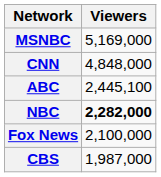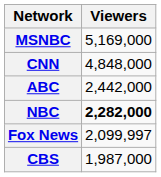(119, 87) 2,445,100 -> (119, 87) 2,442,000
(119, 135) 2,100,000 -> (119, 135) 2,099,997
